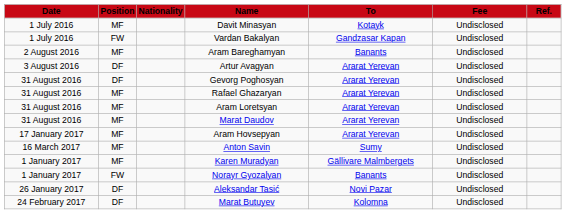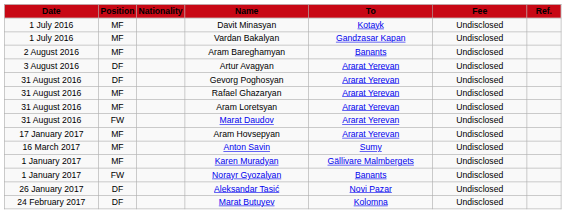(117, 39) FW -> (117, 39) MF
(117, 121) MF -> (117, 121) FW
